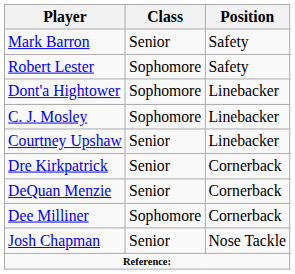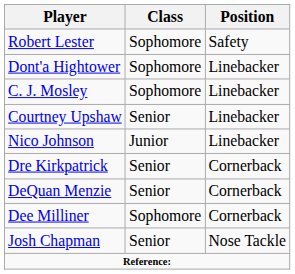- row: (49, 41)
+ row: (51, 141)
